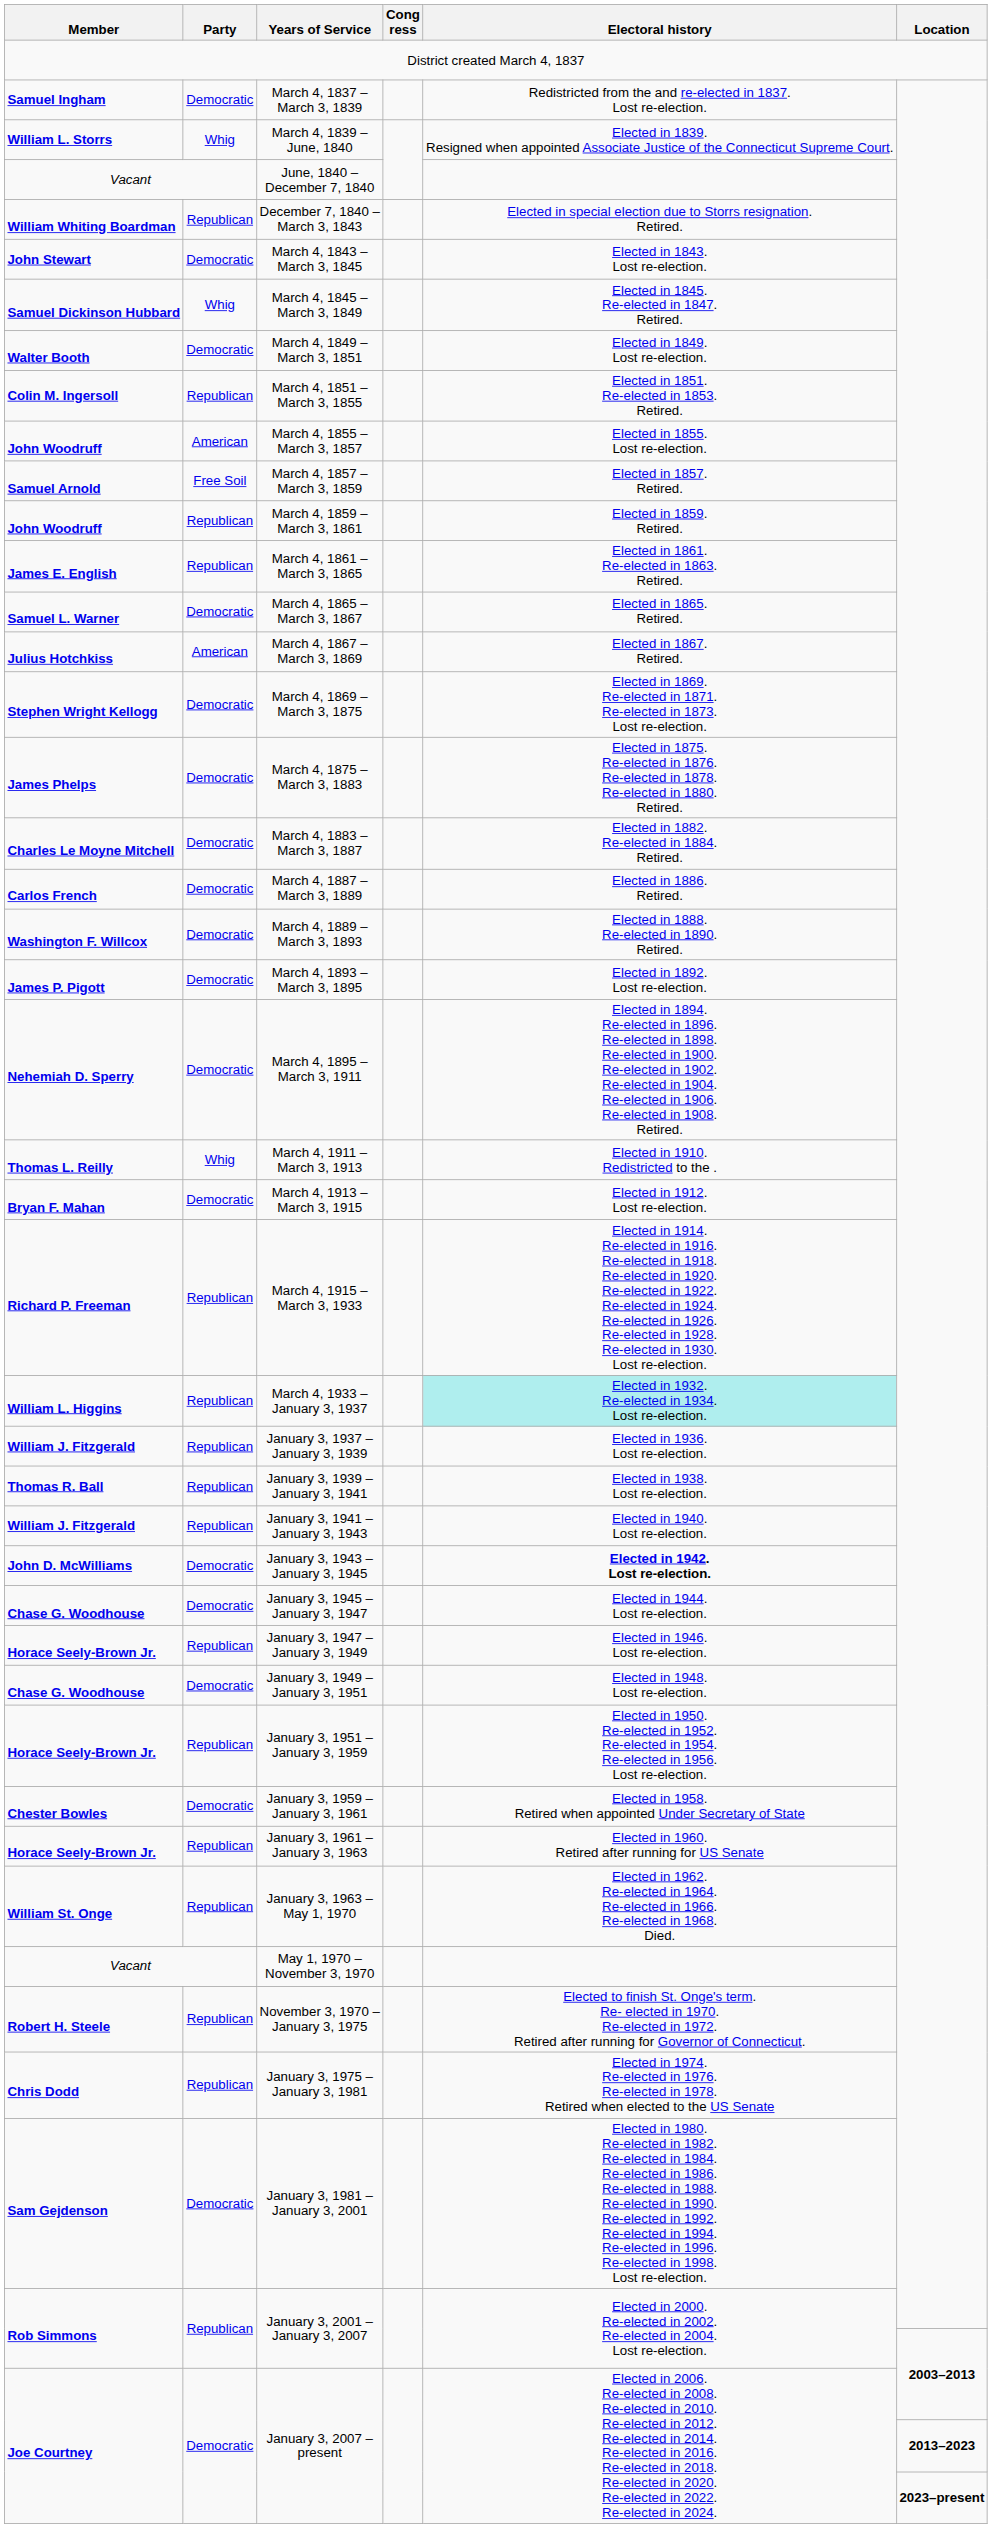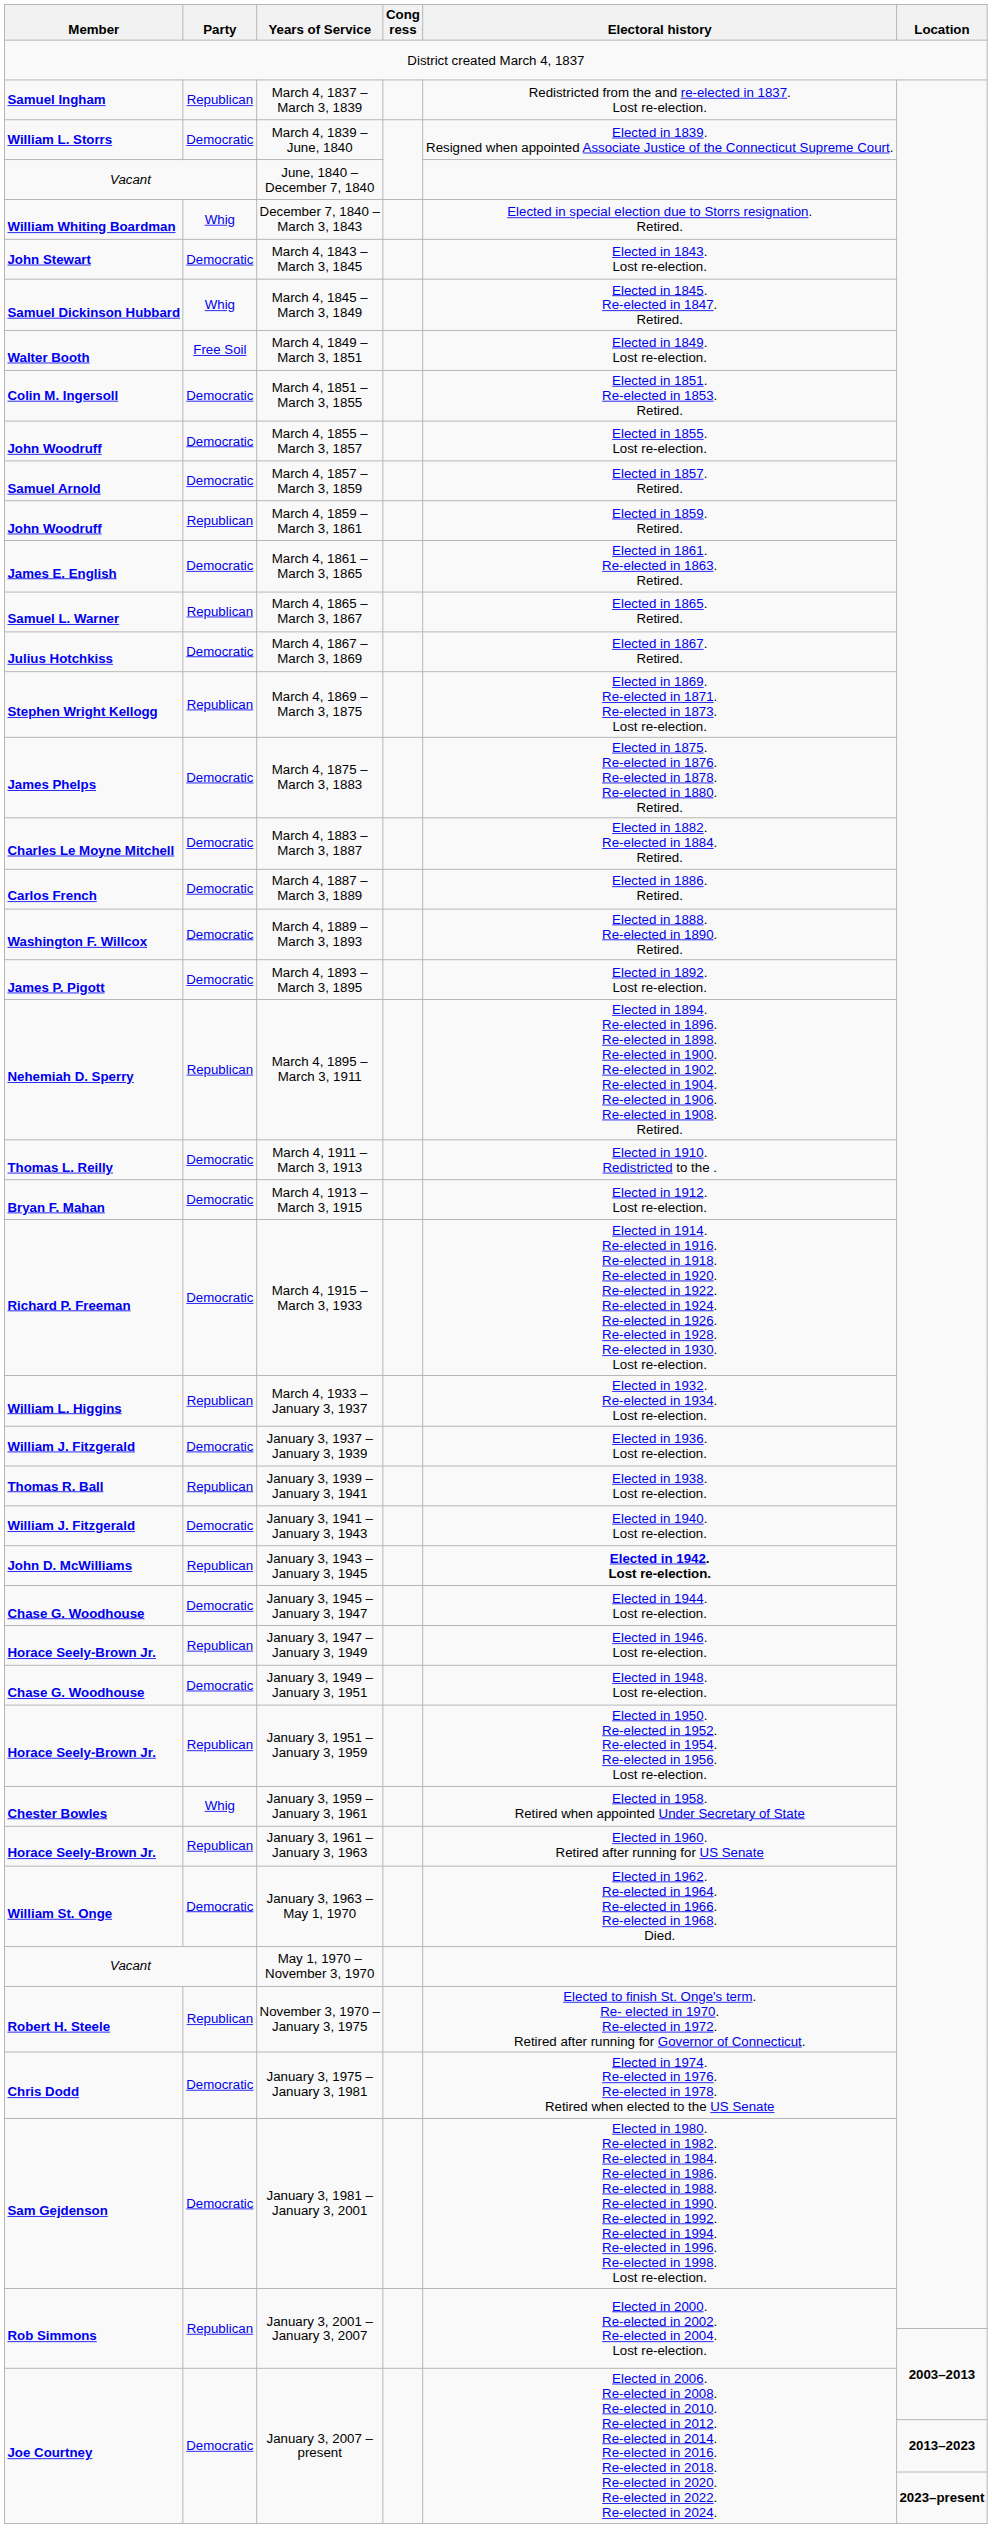(220, 100) Democratic -> (220, 100) Republican
(220, 140) Whig -> (220, 140) Democratic
(220, 219) Republican -> (220, 219) Whig
(220, 350) Democratic -> (220, 350) Free Soil
(220, 395) Republican -> (220, 395) Democratic
(220, 441) American -> (220, 441) Democratic
(220, 481) Free Soil -> (220, 481) Democratic
(220, 566) Republican -> (220, 566) Democratic
(220, 611) Democratic -> (220, 611) Republican
(220, 651) American -> (220, 651) Democratic
(220, 704) Democratic -> (220, 704) Republican
(220, 1069) Democratic -> (220, 1069) Republican
(220, 1160) Whig -> (220, 1160) Democratic
(220, 1297) Republican -> (220, 1297) Democratic
(660, 1400) paleturquoise background -> (660, 1400) no background
(220, 1446) Republican -> (220, 1446) Democratic
(220, 1525) Republican -> (220, 1525) Democratic
(220, 1565) Democratic -> (220, 1565) Republican
(220, 1806) Democratic -> (220, 1806) Whig
(220, 1906) Republican -> (220, 1906) Democratic
(220, 2085) Republican -> (220, 2085) Democratic
